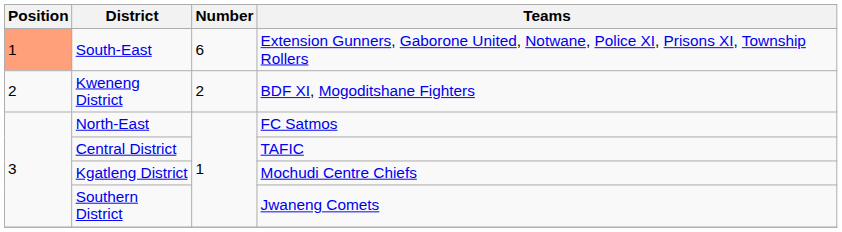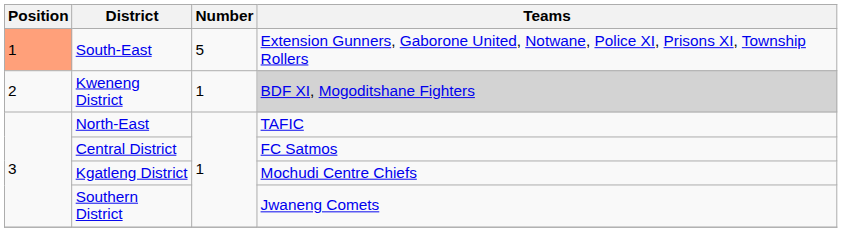(200, 49) 6 -> (200, 49) 5
(200, 91) 2 -> (200, 91) 1
(368, 91) no background -> (368, 91) lightgrey background
(299, 124) FC Satmos -> (282, 124) TAFIC
(282, 148) TAFIC -> (299, 148) FC Satmos
